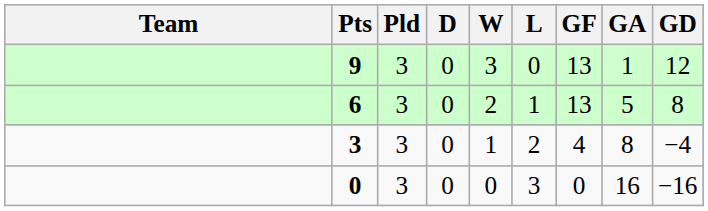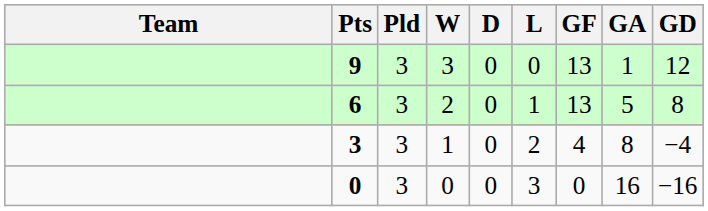columns swapped: (491, 24) <-> (448, 24)
